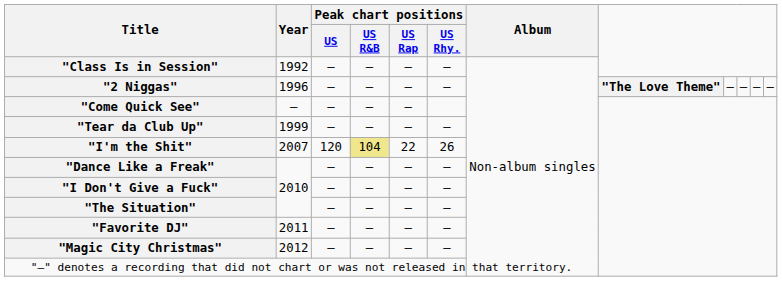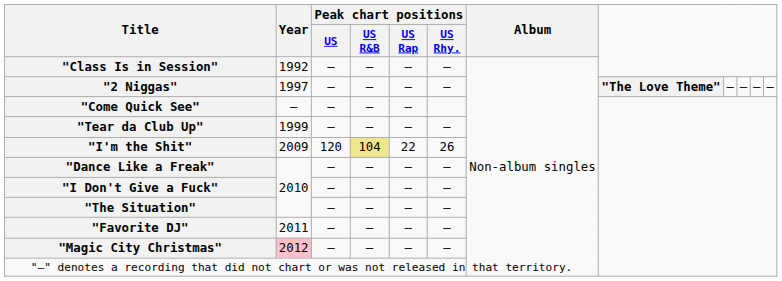(294, 87) 1996 -> (294, 87) 1997
(294, 147) 2007 -> (294, 147) 2009
(294, 248) no background -> (294, 248) pink background
